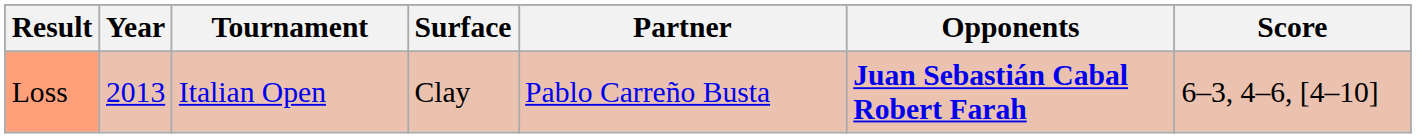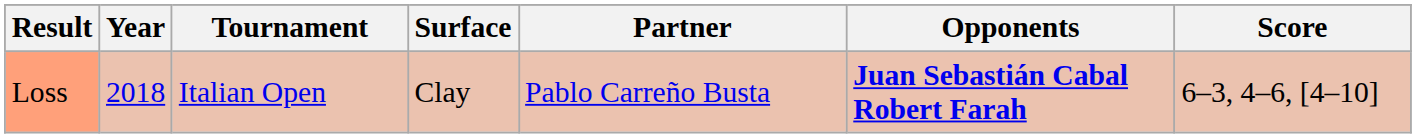(136, 91) 2013 -> (136, 91) 2018
